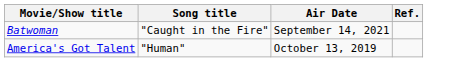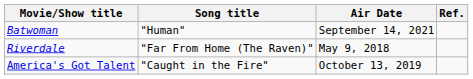(205, 30) "Caught in the Fire" -> (163, 30) "Human"
+ row: (36, 48)
(163, 48) "Human" -> (205, 65) "Caught in the Fire"
